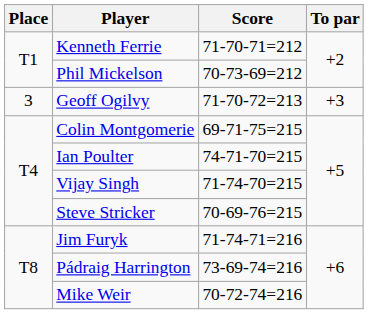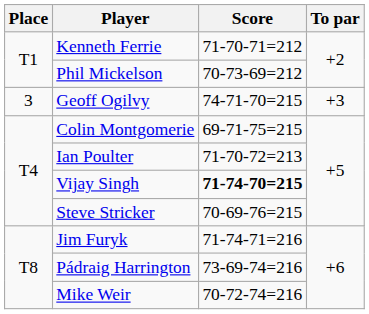(252, 101) 71-70-72=213 -> (252, 101) 74-71-70=215
(252, 156) 74-71-70=215 -> (252, 156) 71-70-72=213
(252, 184) normal -> (252, 184) bold
